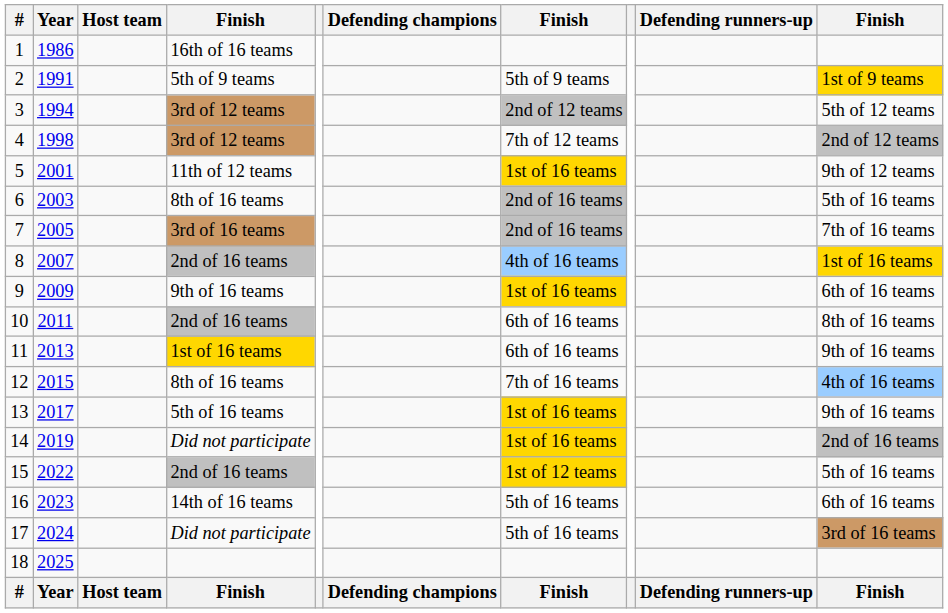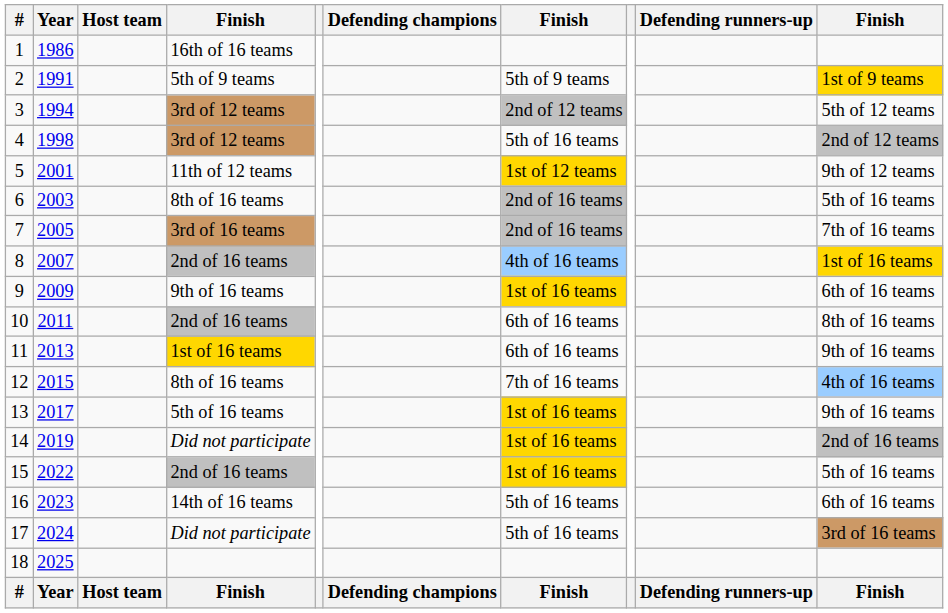(562, 140) 7th of 12 teams -> (562, 140) 5th of 16 teams
(561, 170) 1st of 16 teams -> (561, 170) 1st of 12 teams
(561, 472) 1st of 12 teams -> (561, 472) 1st of 16 teams
